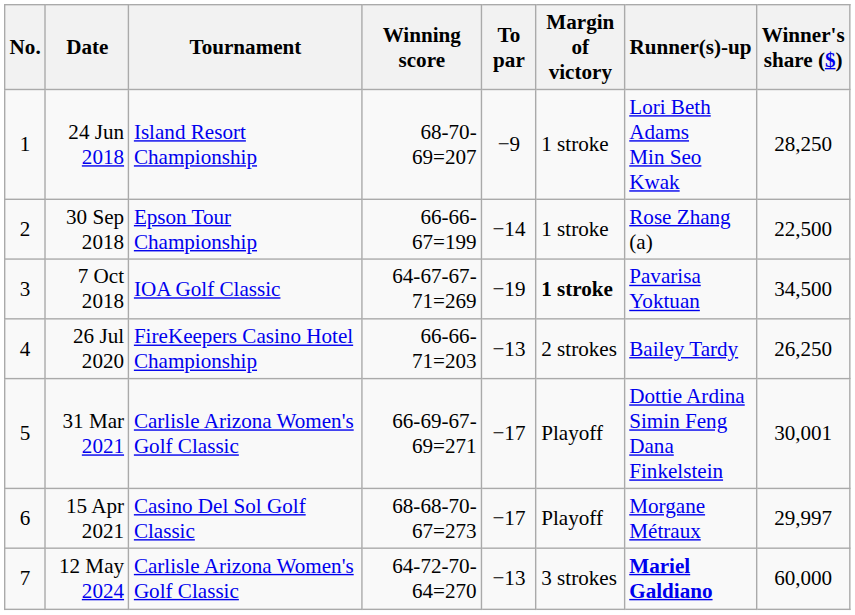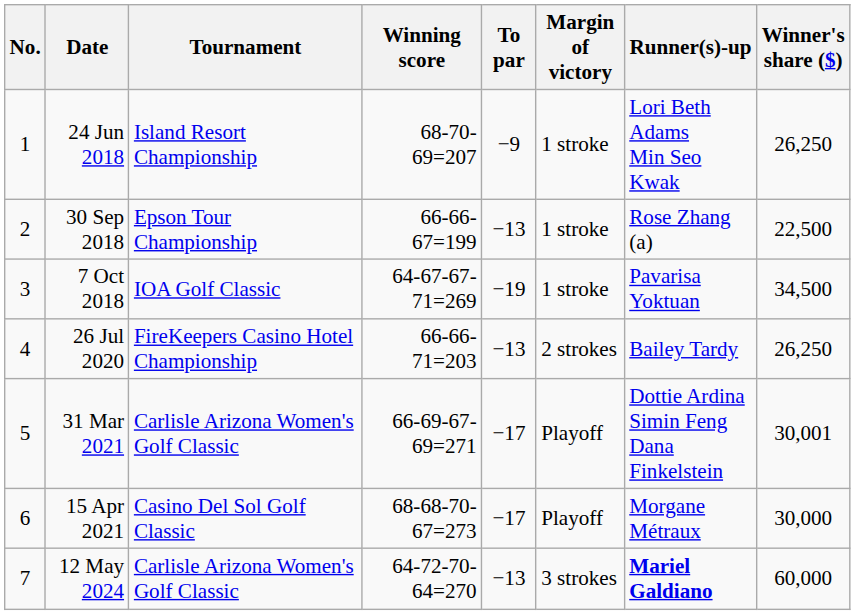(803, 144) 28,250 -> (803, 144) 26,250
(509, 229) −14 -> (509, 229) −13
(577, 289) bold -> (575, 289) normal
(803, 518) 29,997 -> (803, 518) 30,000
